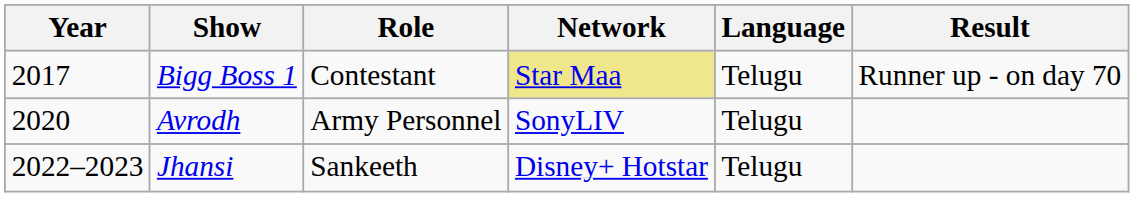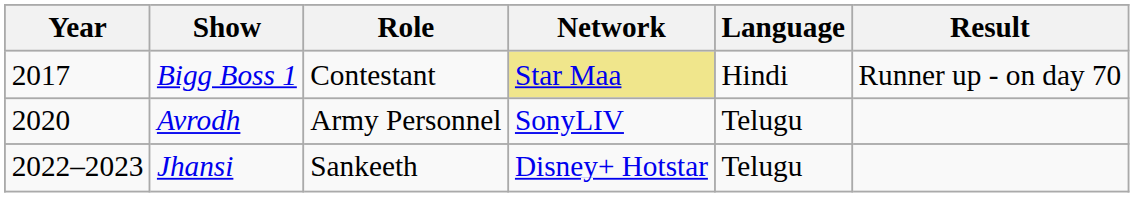(762, 74) Telugu -> (755, 74) Hindi
